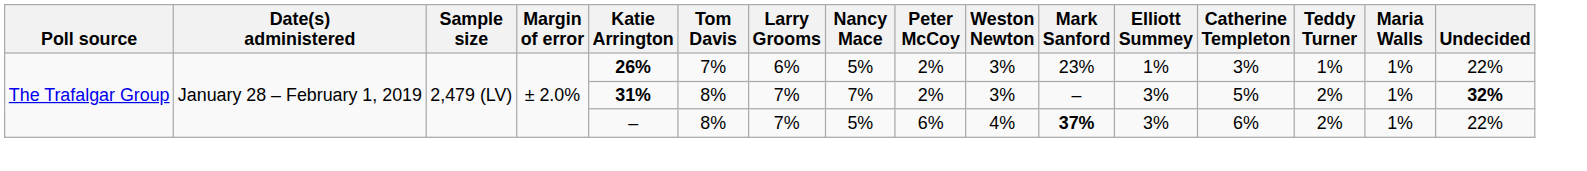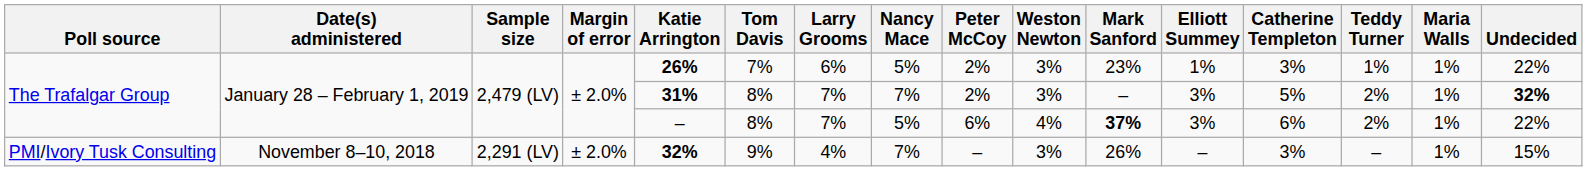+ row: (112, 152)
